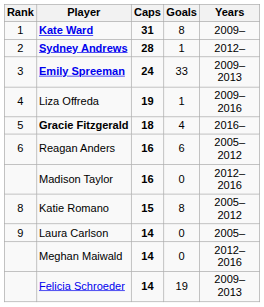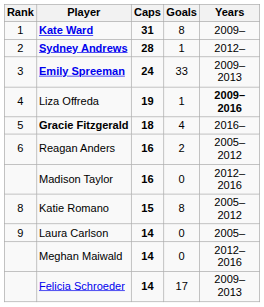(230, 101) normal -> (230, 101) bold
(182, 149) 6 -> (182, 149) 2
(182, 286) 19 -> (182, 286) 17
